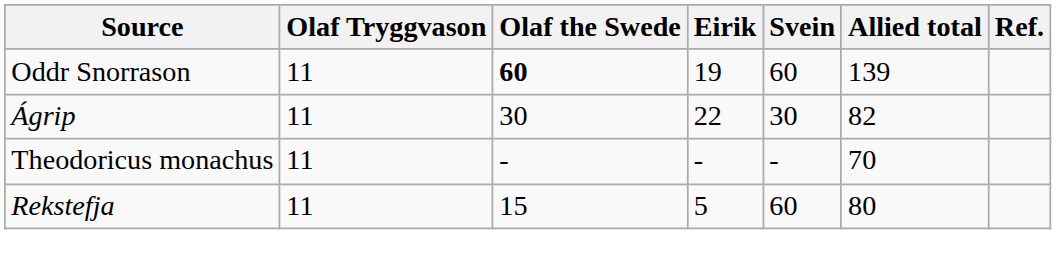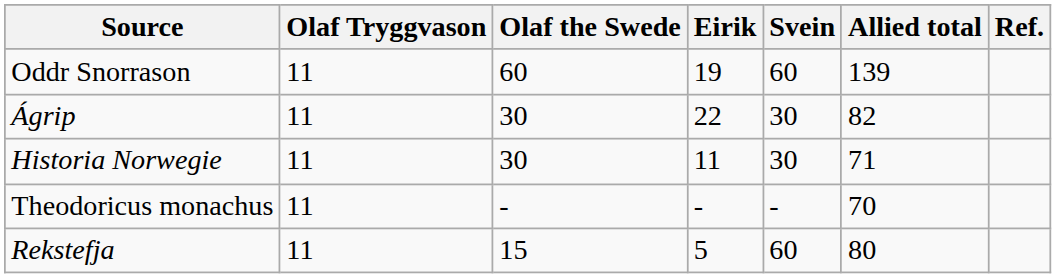(513, 71) bold -> (513, 71) normal
+ row: (117, 160)
